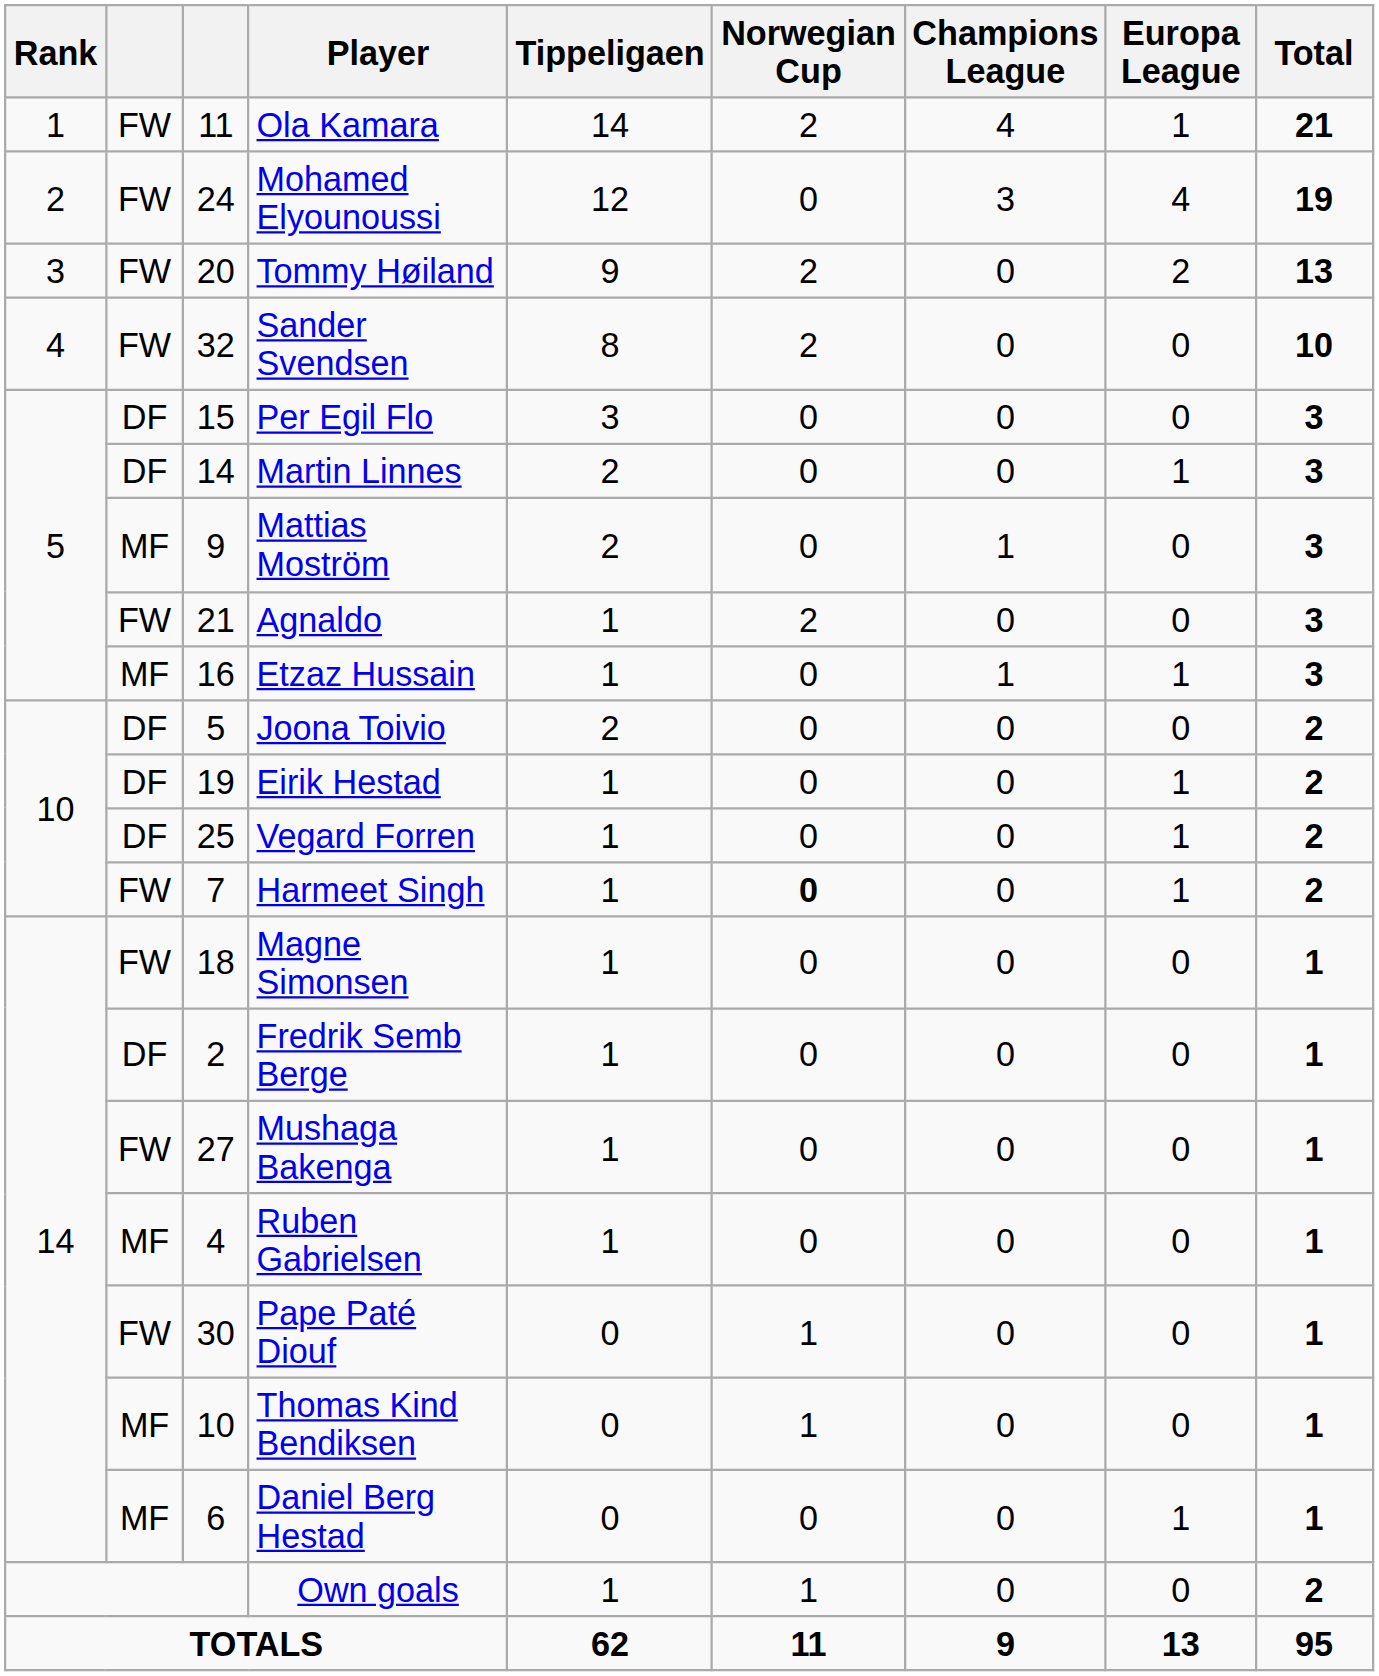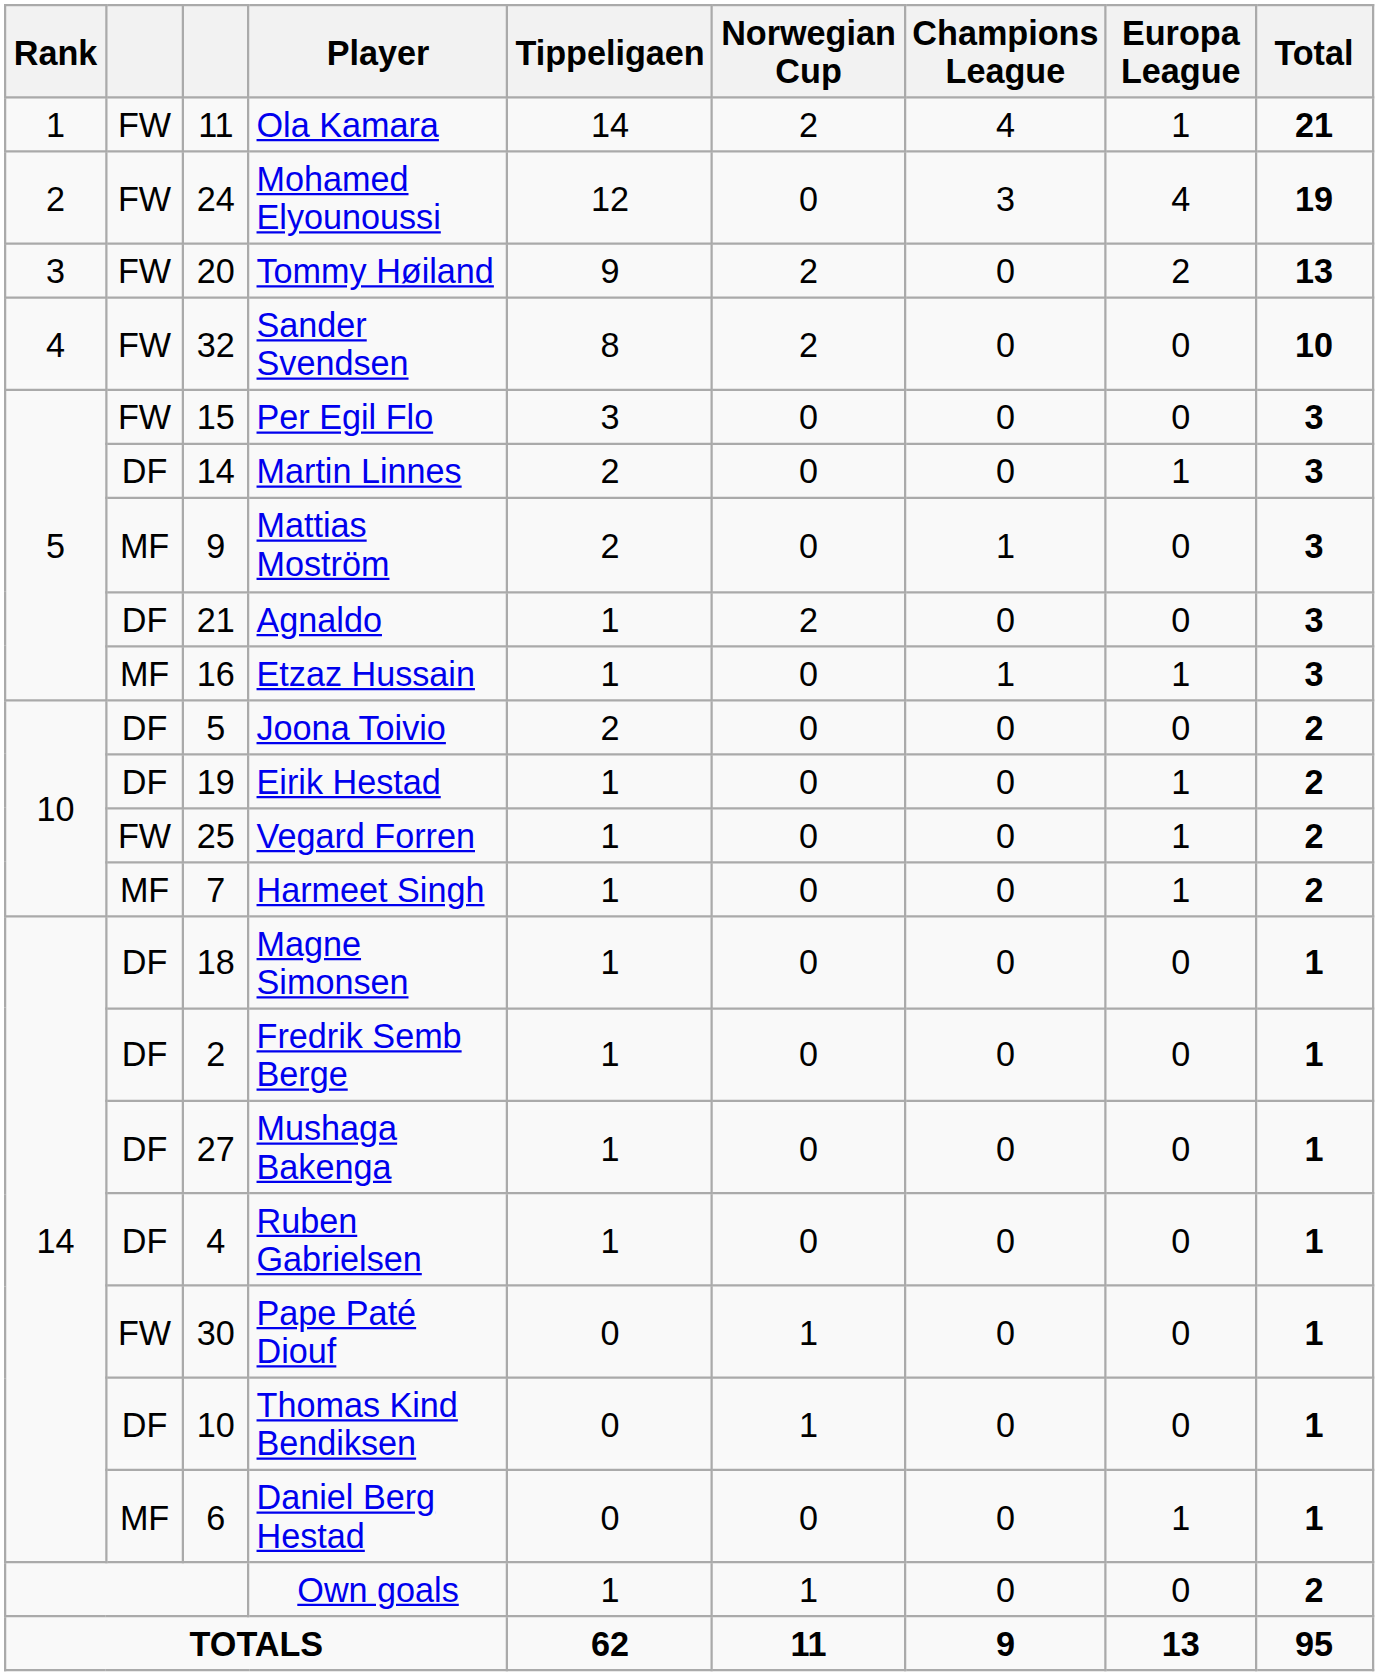(145, 418) DF -> (145, 418) FW
(145, 619) FW -> (145, 619) DF
(145, 835) DF -> (145, 835) FW
(145, 889) FW -> (145, 889) MF
(809, 889) bold -> (809, 889) normal
(145, 962) FW -> (145, 962) DF
(145, 1147) FW -> (145, 1147) DF
(145, 1240) MF -> (145, 1240) DF
(145, 1424) MF -> (145, 1424) DF
